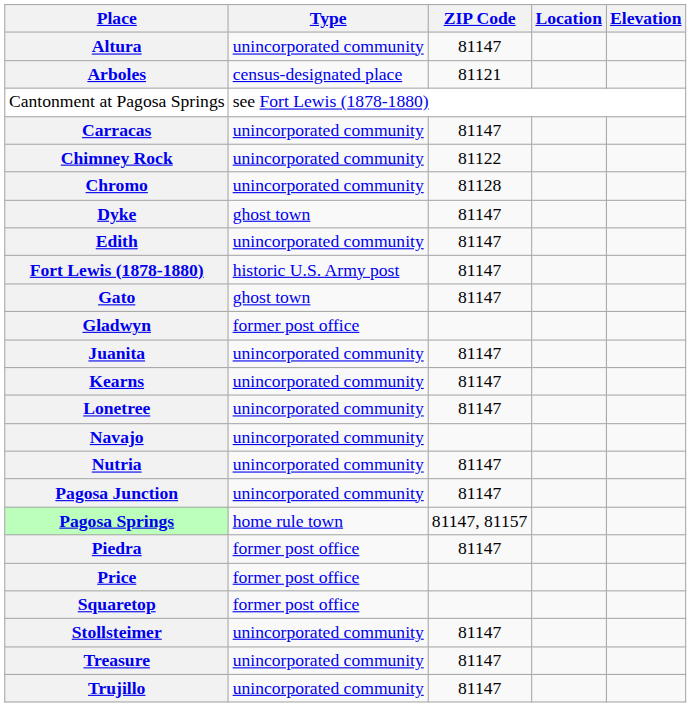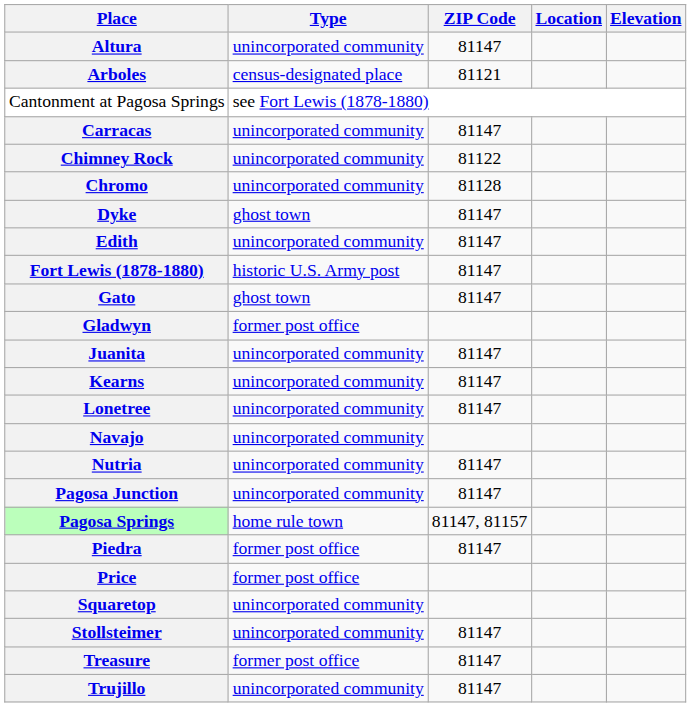(296, 604) former post office -> (328, 604) unincorporated community
(328, 660) unincorporated community -> (296, 660) former post office
